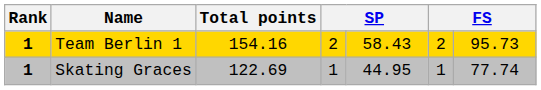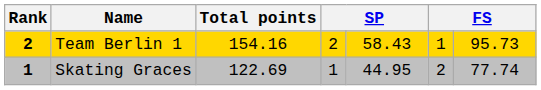(28, 44) 1 -> (28, 44) 2
(441, 44) 2 -> (441, 44) 1
(441, 71) 1 -> (441, 71) 2
